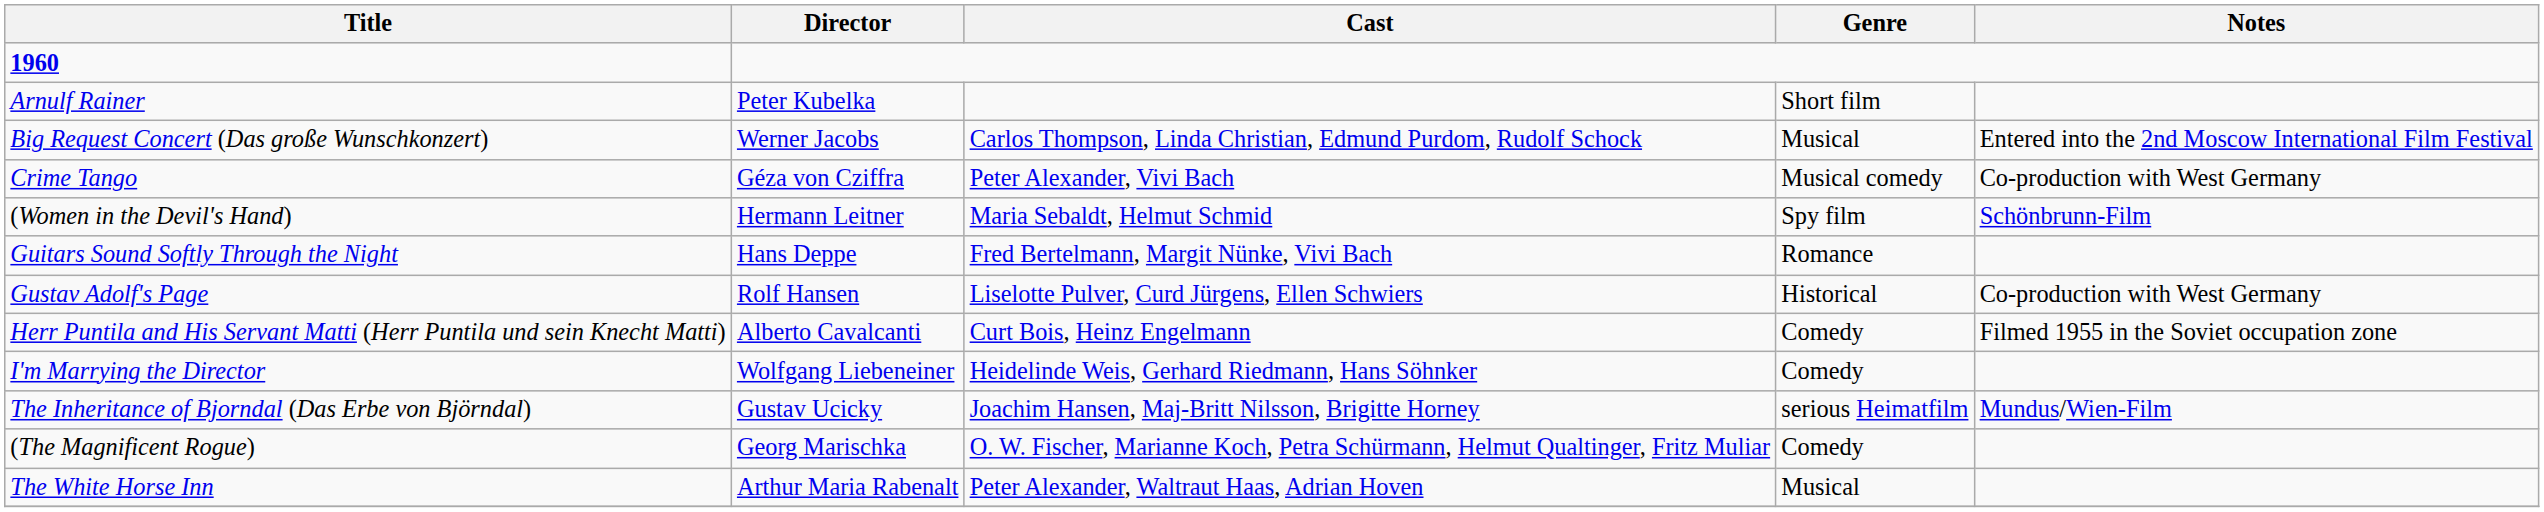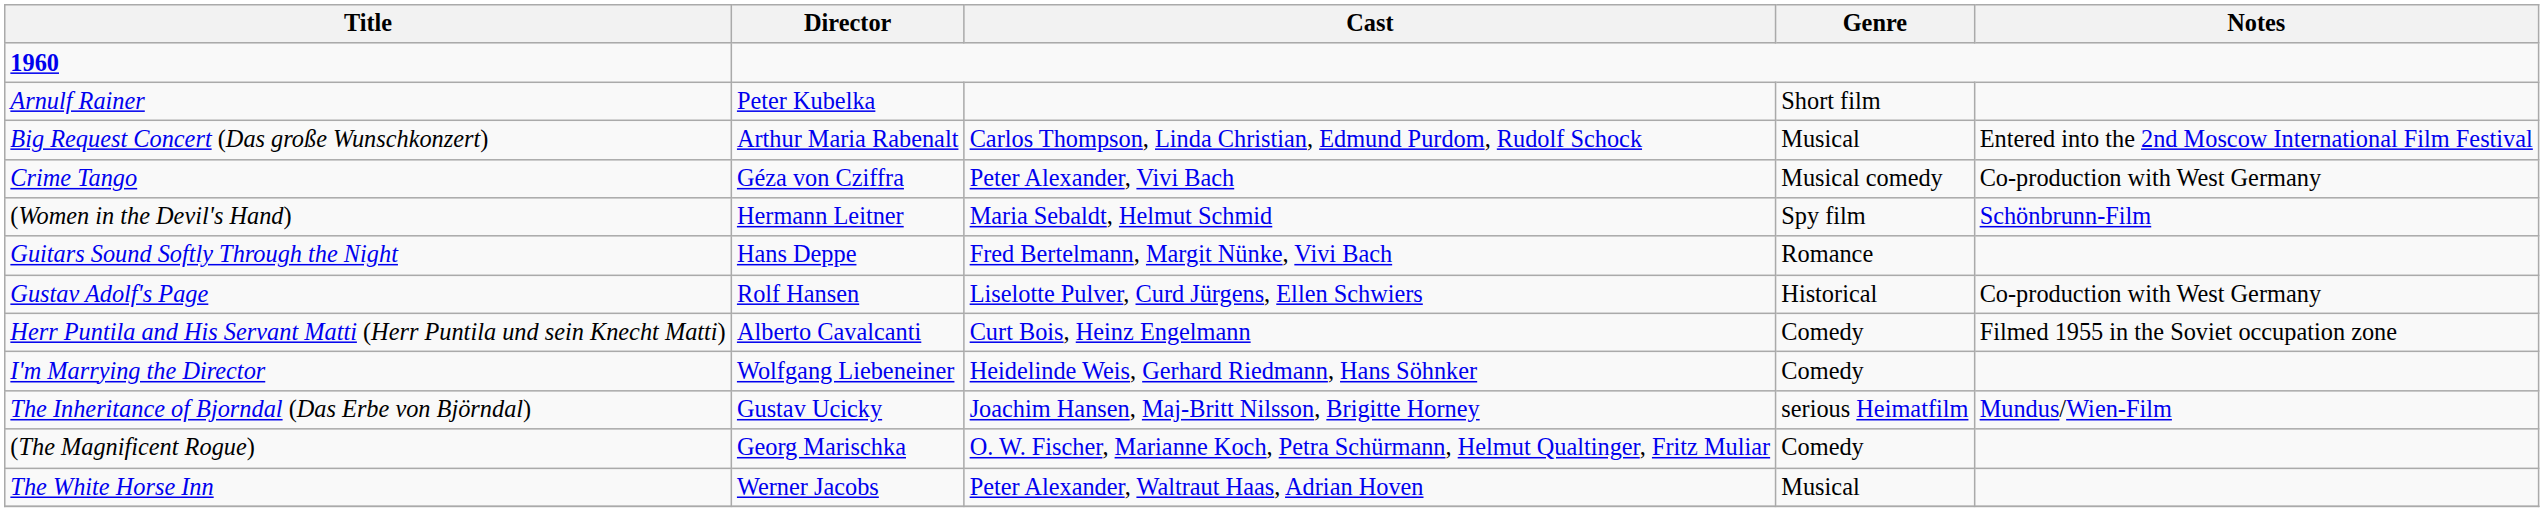(808, 139) Werner Jacobs -> (848, 139) Arthur Maria Rabenalt
(848, 486) Arthur Maria Rabenalt -> (808, 486) Werner Jacobs
